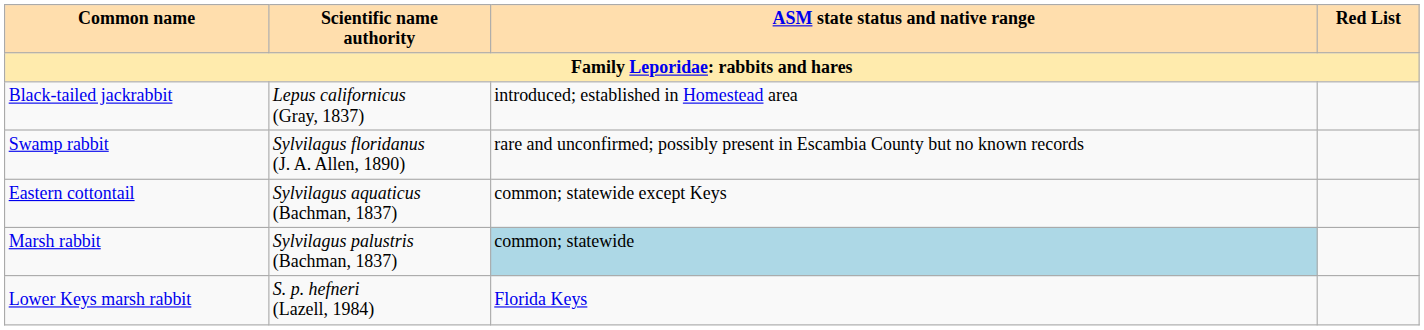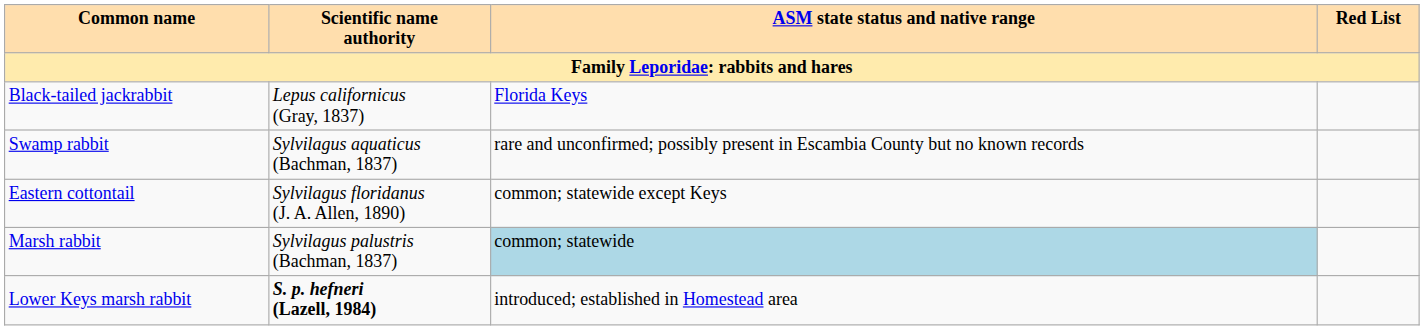(646, 95) introduced; established in Homestead area -> (541, 95) Florida Keys
(349, 154) Sylvilagus floridanus (J. A. Allen, 1890) -> (347, 154) Sylvilagus aquaticus (Bachman, 1837)
(347, 202) Sylvilagus aquaticus (Bachman, 1837) -> (349, 202) Sylvilagus floridanus (J. A. Allen, 1890)
(324, 300) normal -> (325, 300) bold
(541, 300) Florida Keys -> (646, 300) introduced; established in Homestead area
